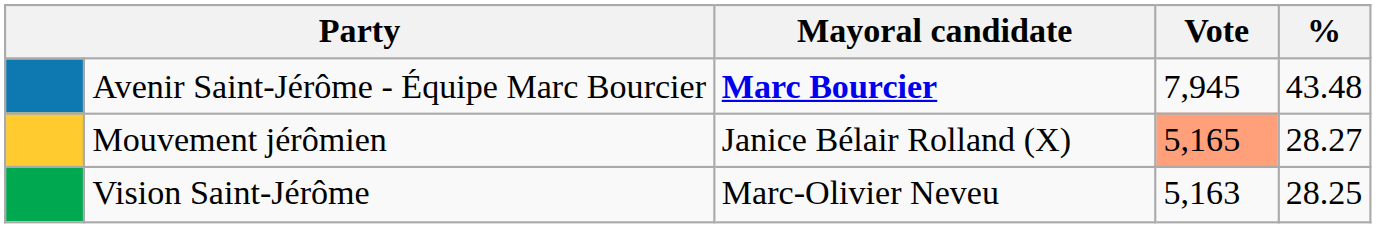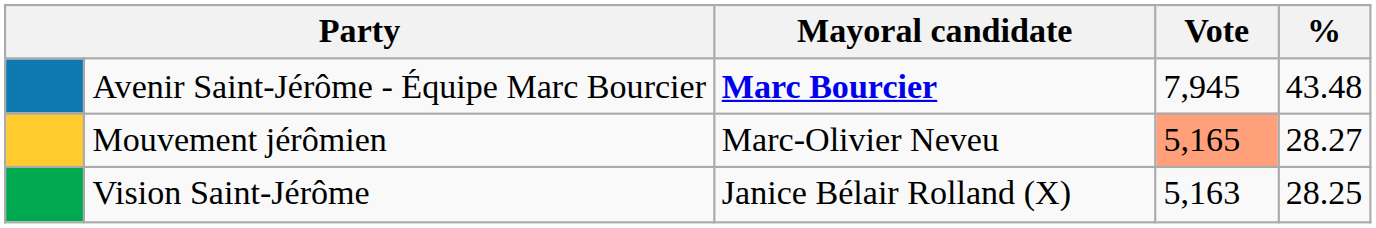(896, 139) Janice Bélair Rolland (X) -> (860, 139) Marc-Olivier Neveu
(860, 193) Marc-Olivier Neveu -> (896, 193) Janice Bélair Rolland (X)
